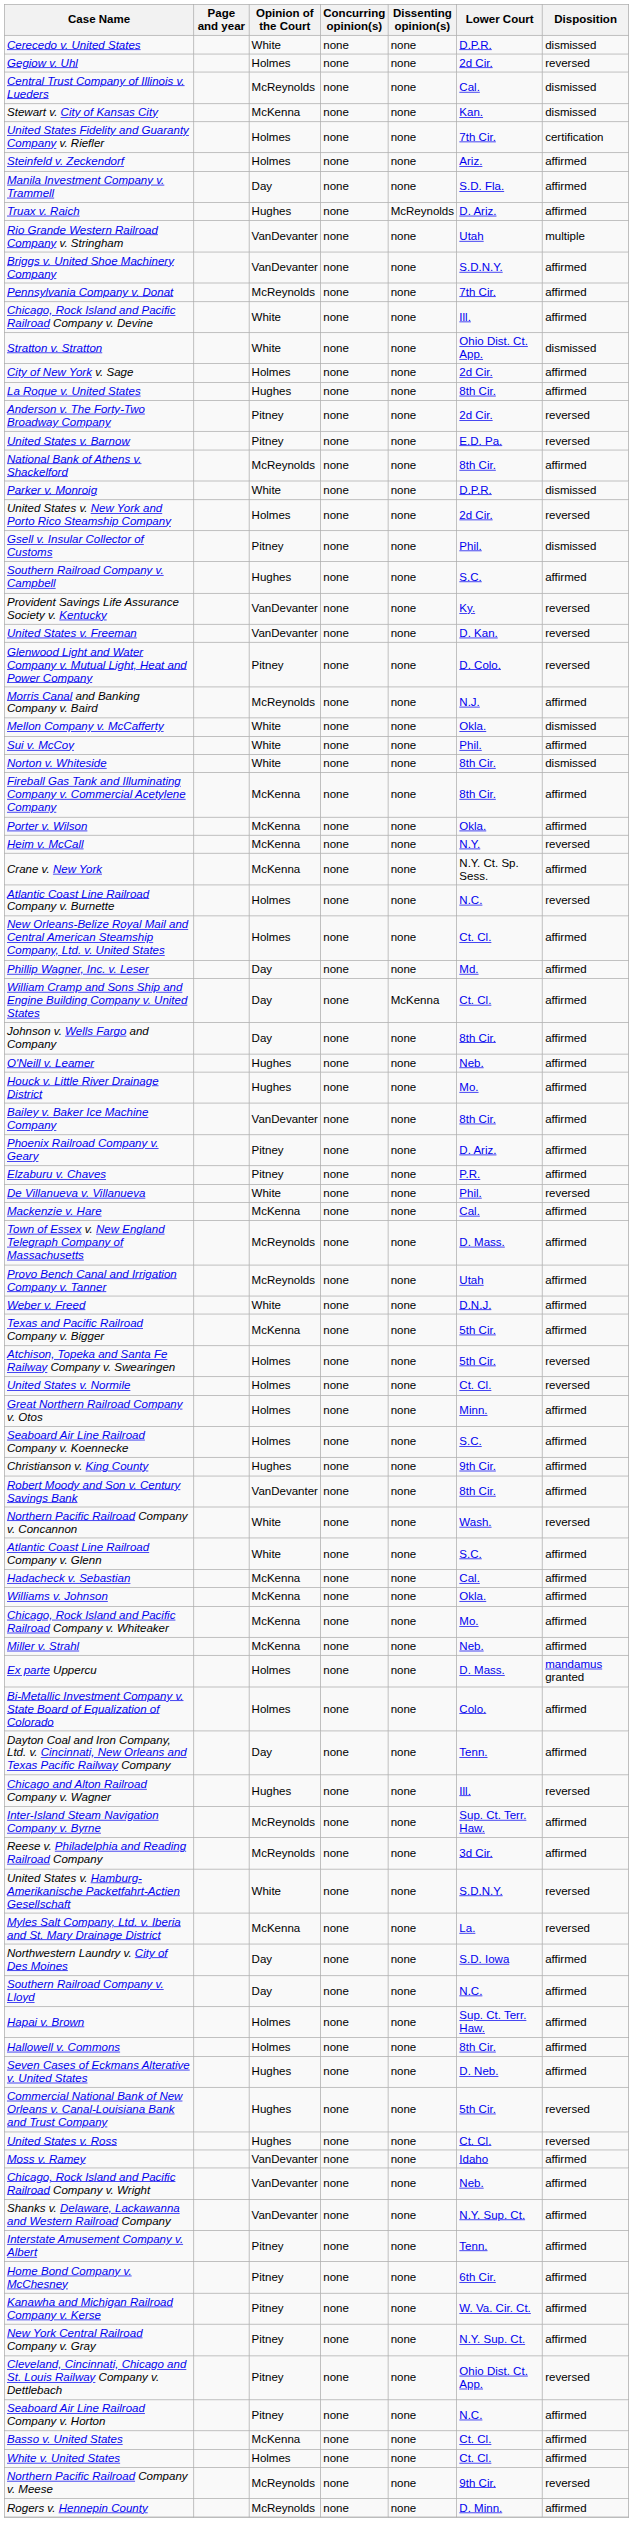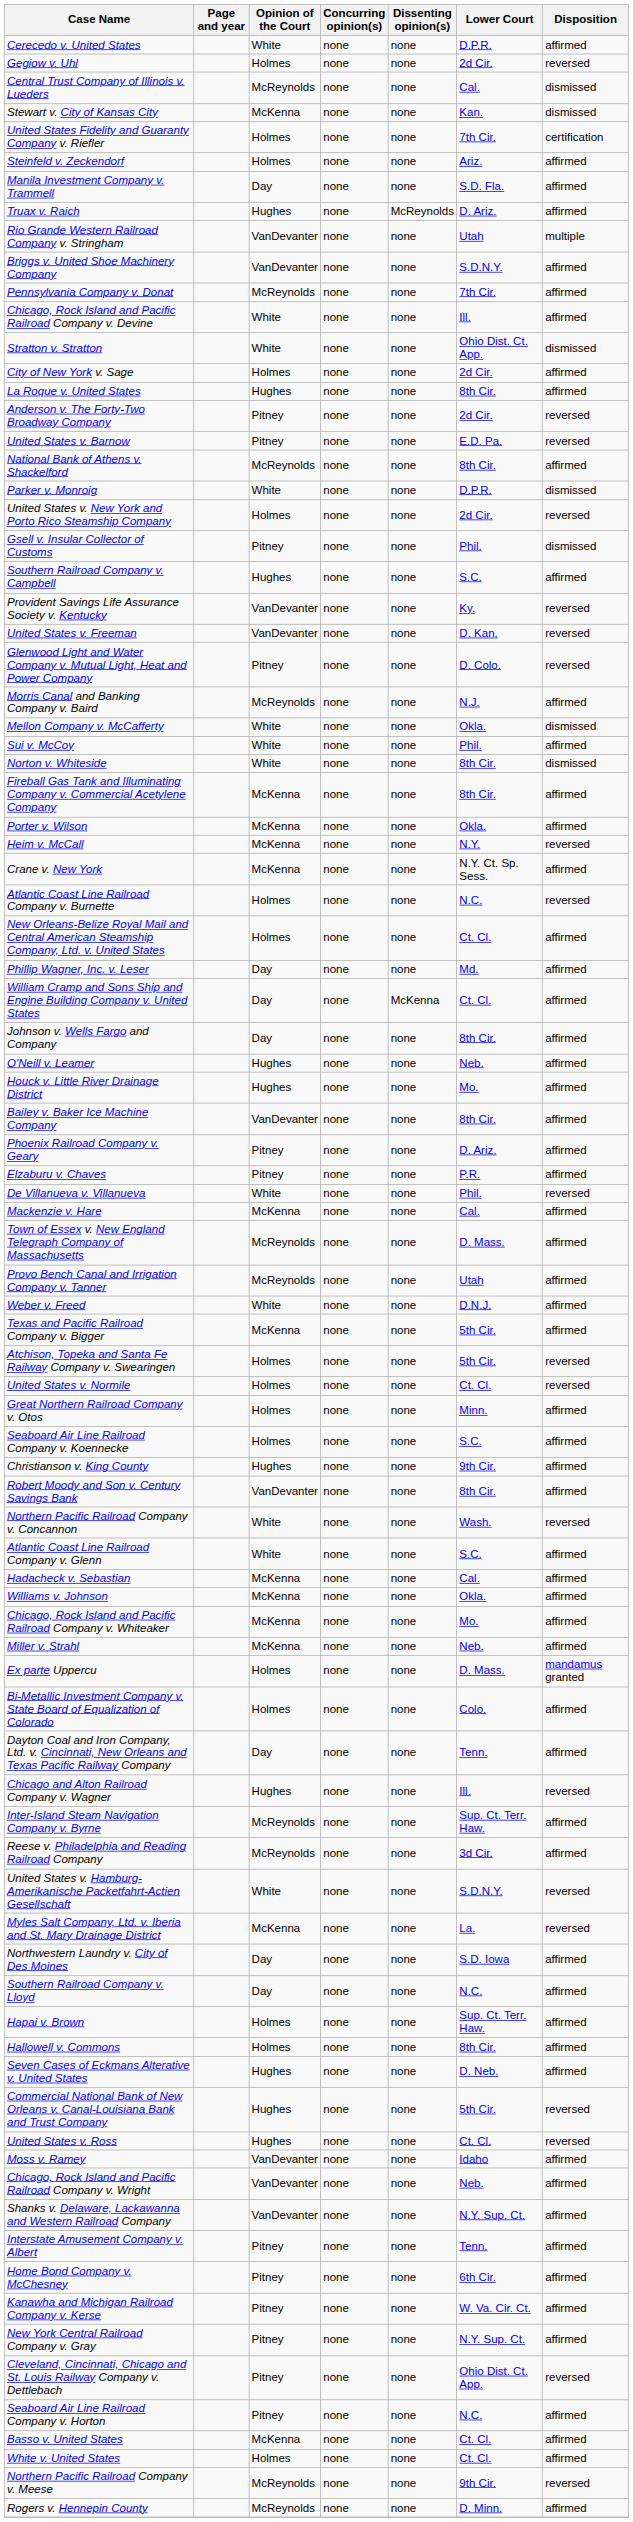(571, 44) dismissed -> (566, 44) affirmed
